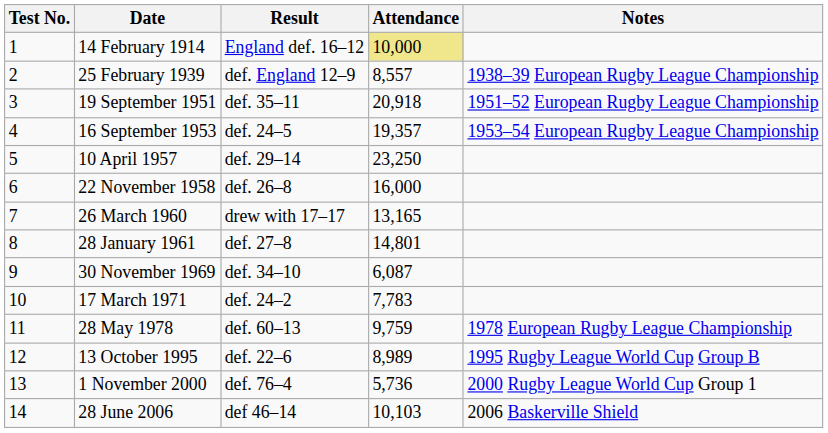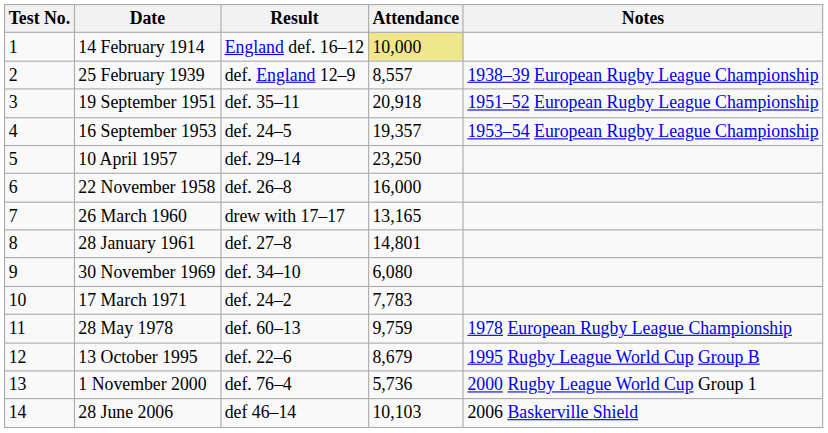(392, 272) 6,087 -> (392, 272) 6,080
(392, 356) 8,989 -> (392, 356) 8,679
